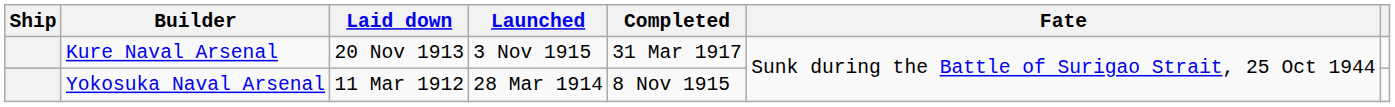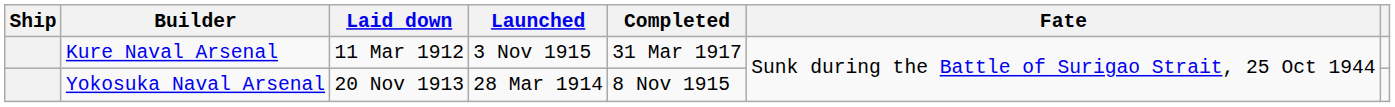(399, 53) 20 Nov 1913 -> (399, 53) 11 Mar 1912
(399, 85) 11 Mar 1912 -> (399, 85) 20 Nov 1913
